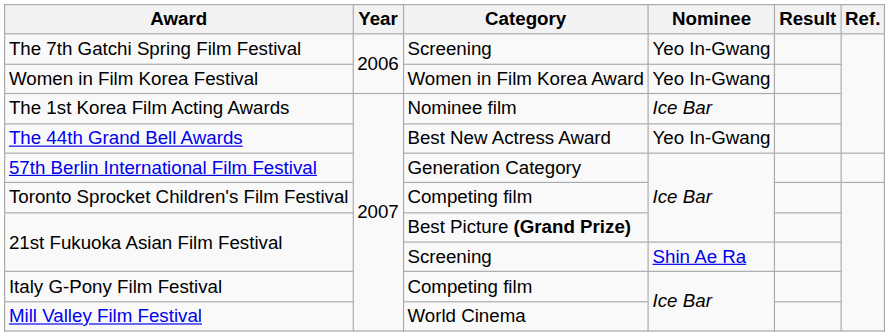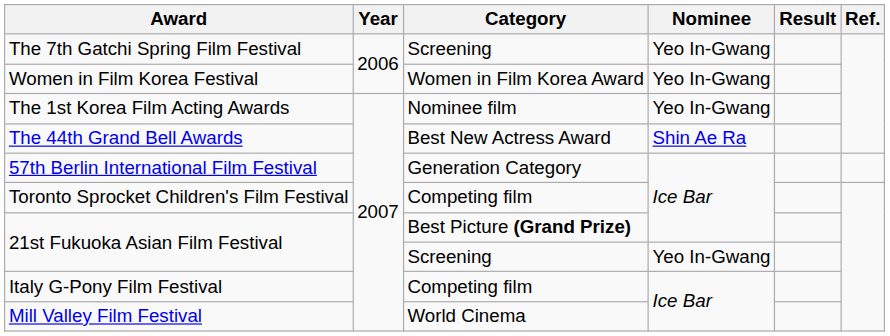(682, 108) Ice Bar -> (712, 108) Yeo In-Gwang
(712, 138) Yeo In-Gwang -> (699, 138) Shin Ae Ra
(699, 256) Shin Ae Ra -> (712, 256) Yeo In-Gwang
